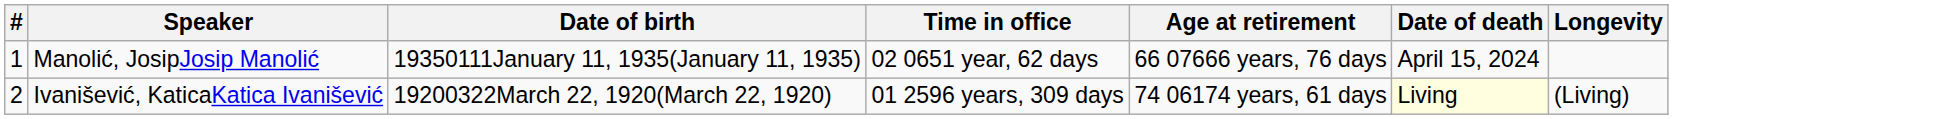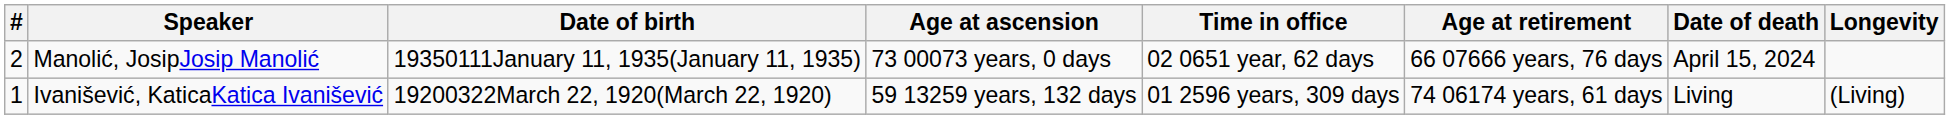+ column: (1004, 22)
(16, 59) 1 -> (16, 59) 2
(16, 95) 2 -> (16, 95) 1
(1427, 95) lightyellow background -> (1703, 95) no background
